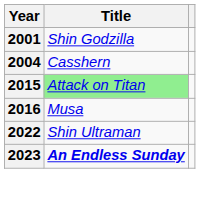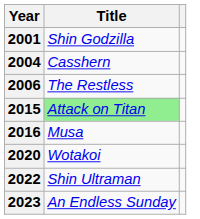+ row: (24, 86)
+ row: (24, 156)
(116, 156) bold -> (112, 202) normal
